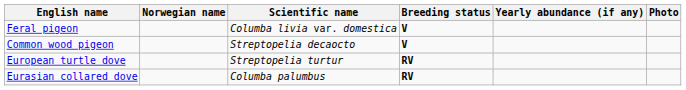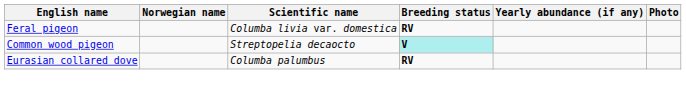(405, 29) V -> (408, 29) RV
(405, 45) no background -> (405, 45) paleturquoise background
- row: (66, 61)
